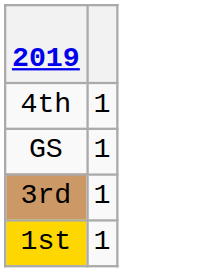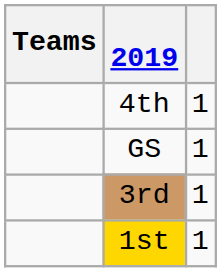+ column: (54, 44)
